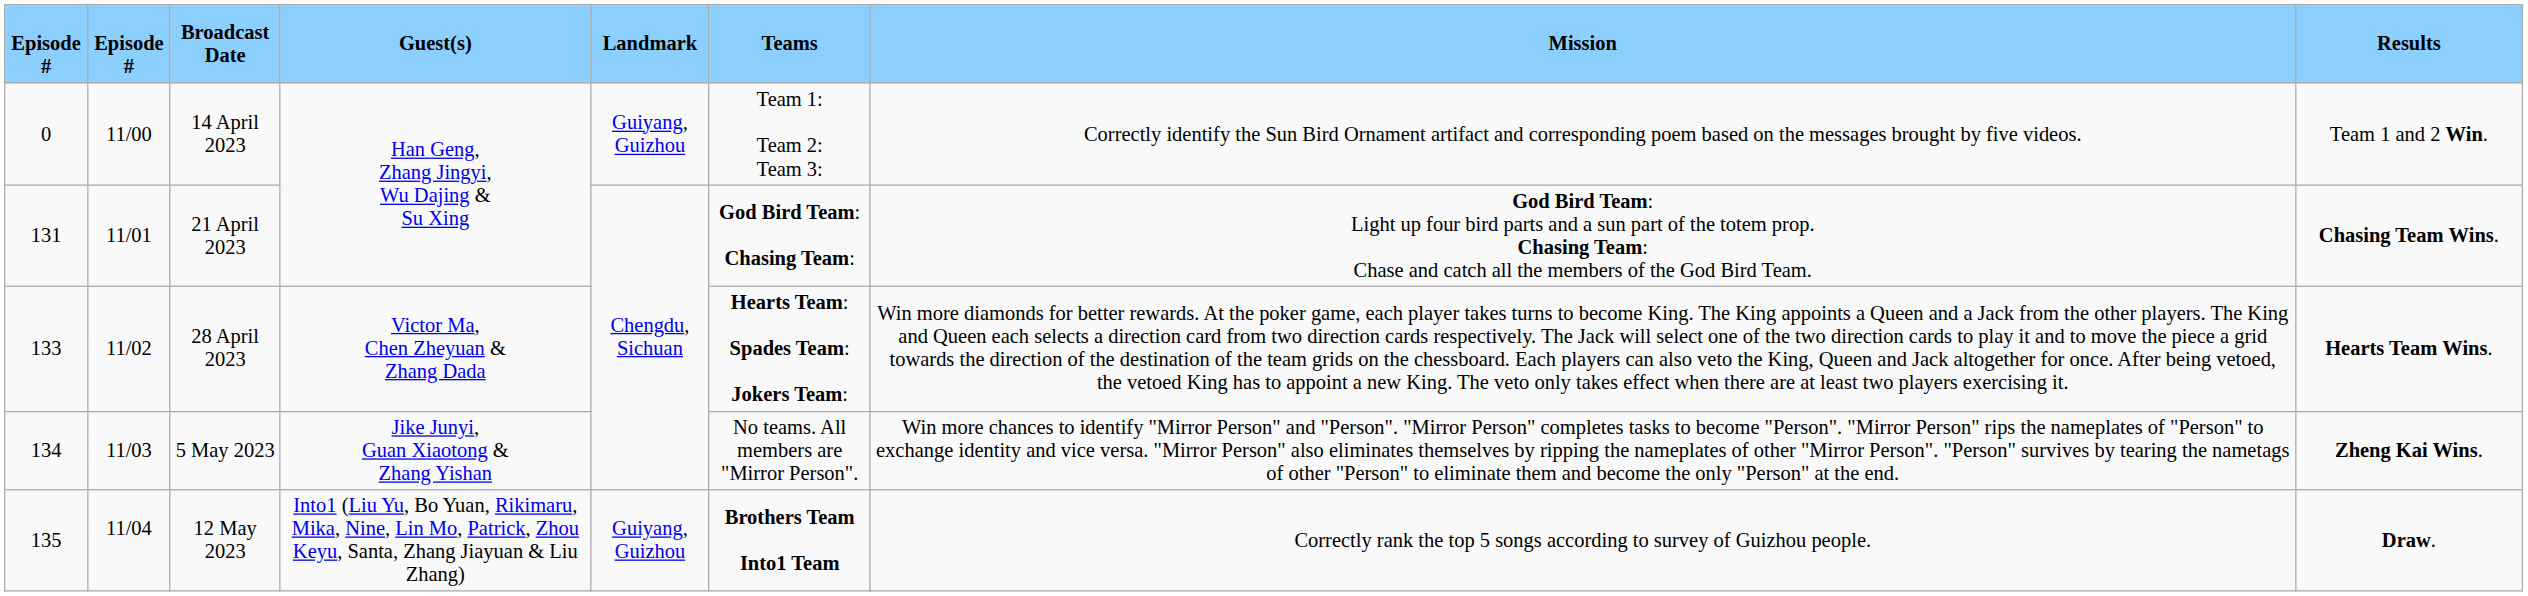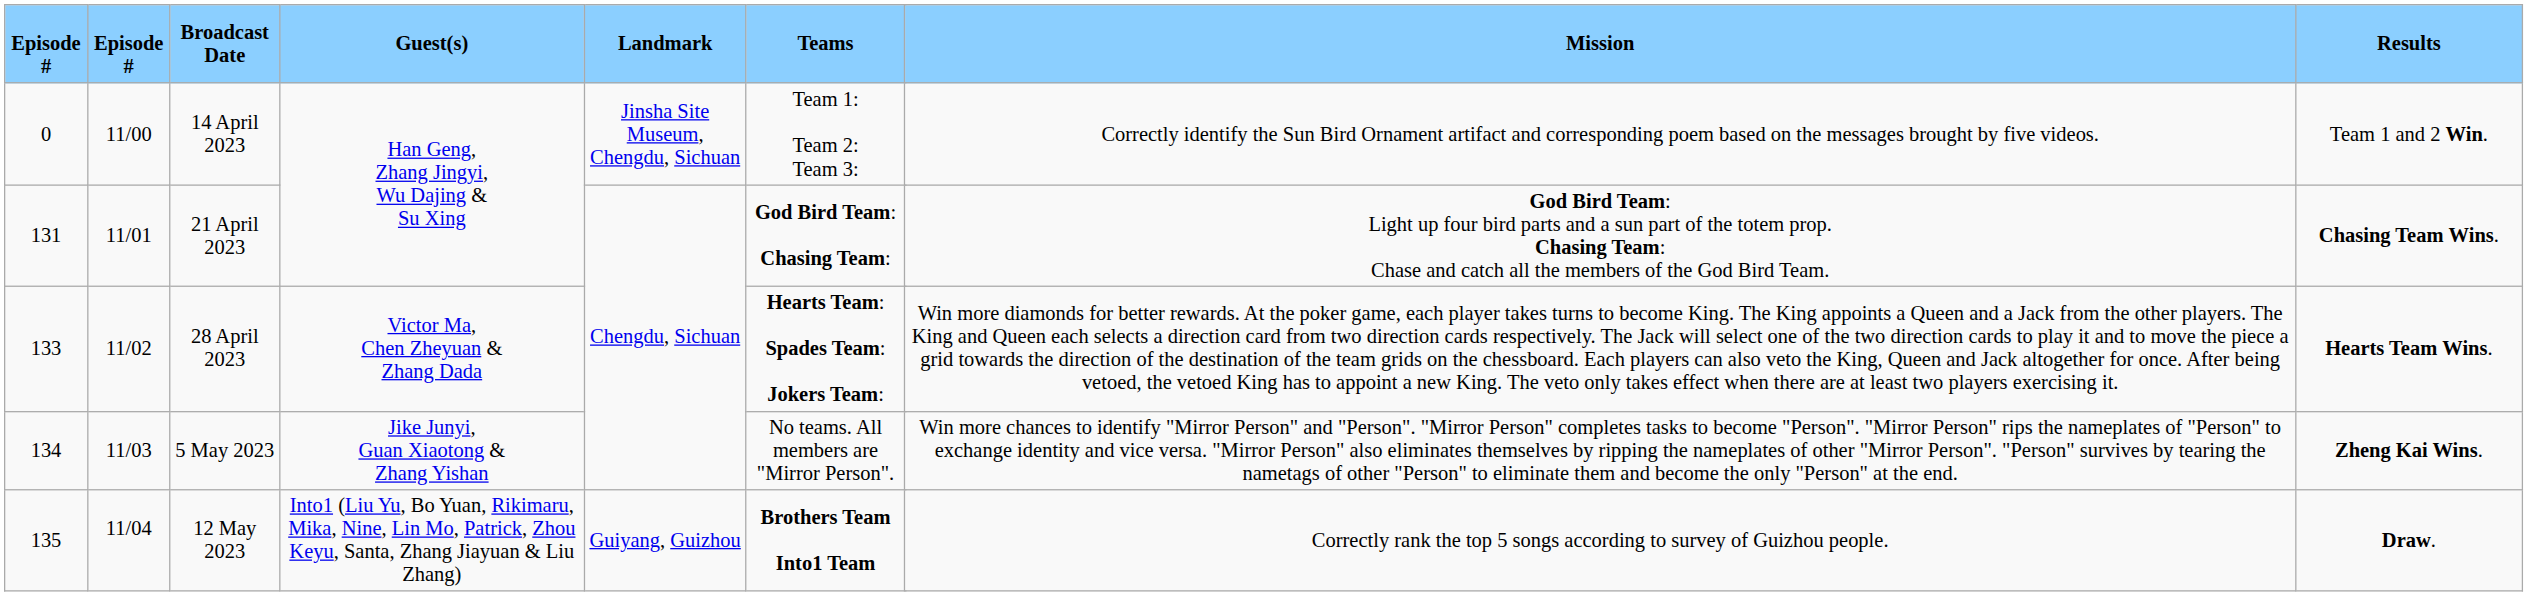(650, 133) Guiyang, Guizhou -> (665, 133) Jinsha Site Museum, Chengdu, Sichuan
